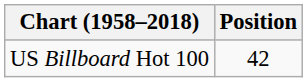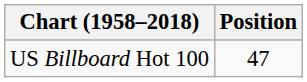(258, 58) 42 -> (258, 58) 47
